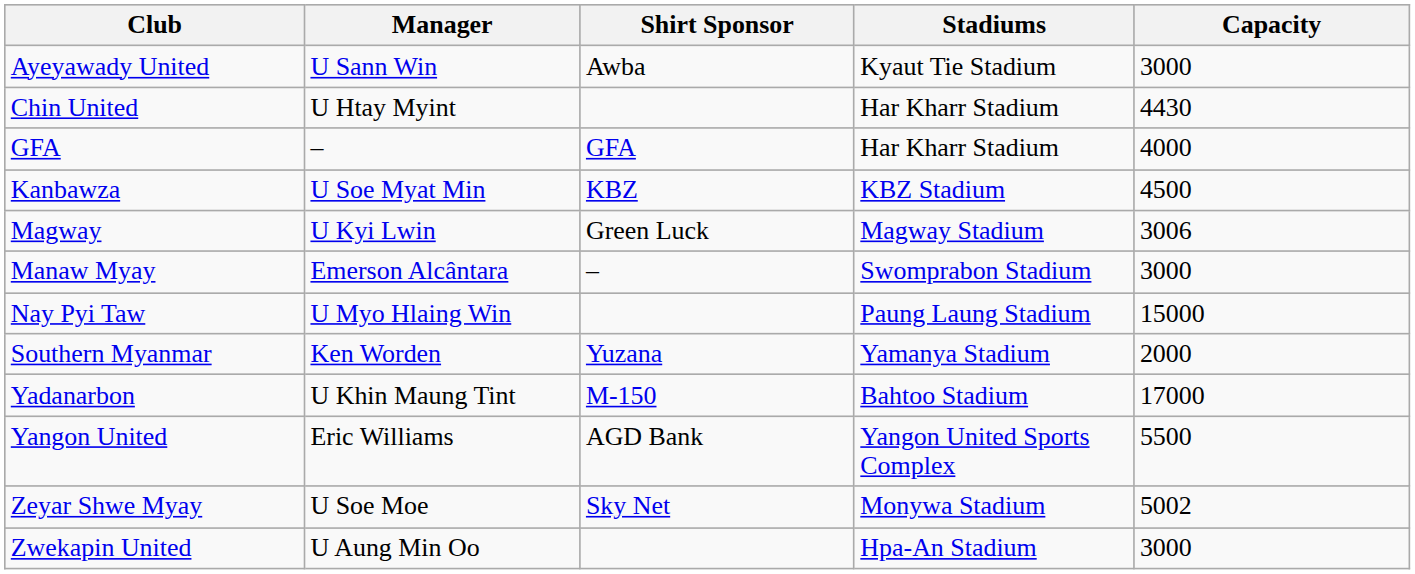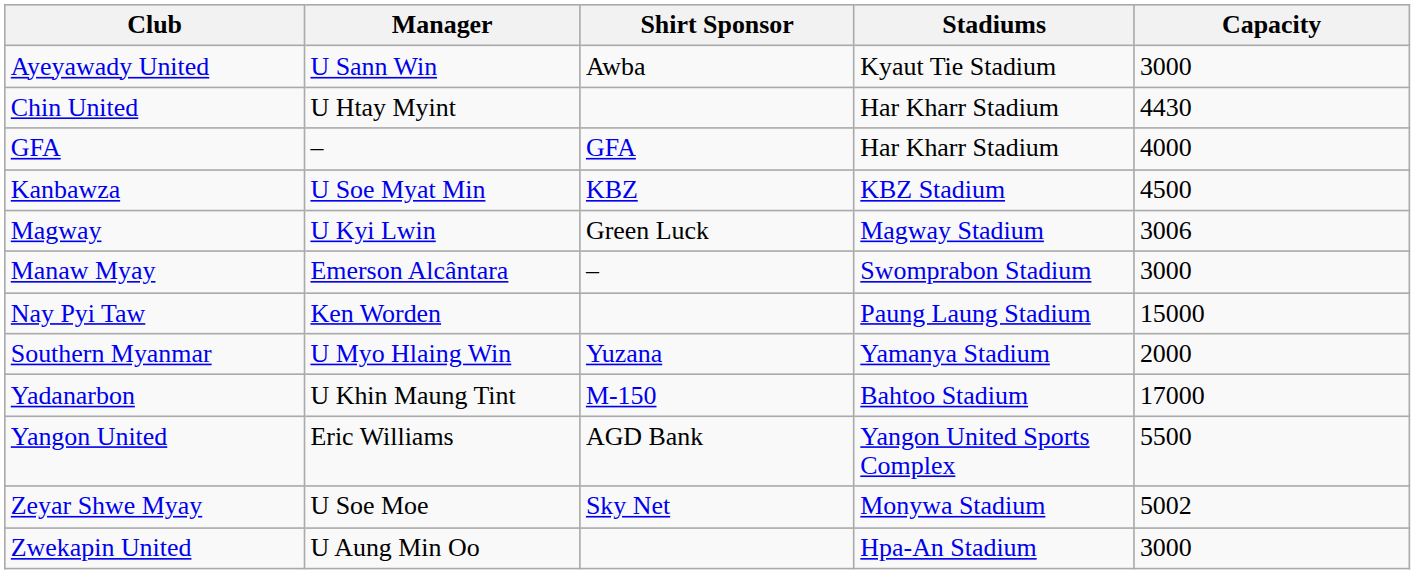(411, 312) U Myo Hlaing Win -> (376, 312) Ken Worden
(376, 353) Ken Worden -> (411, 353) U Myo Hlaing Win
